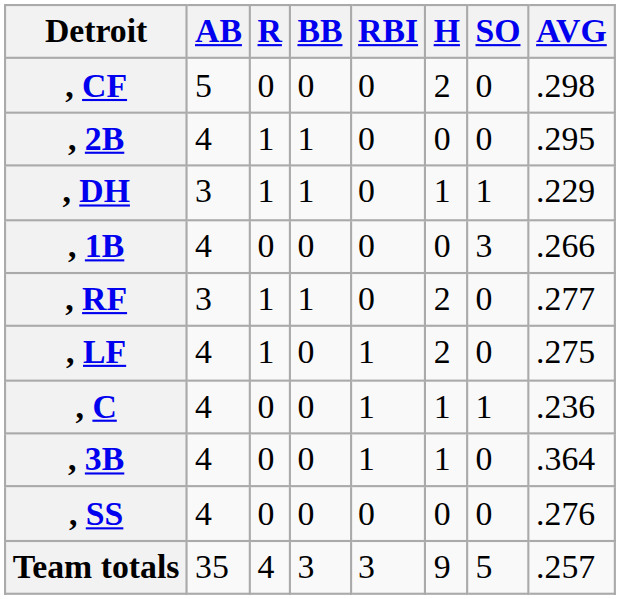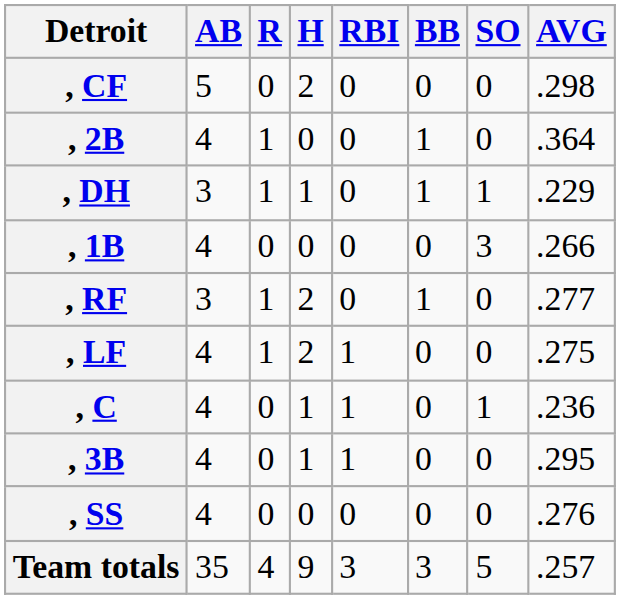columns swapped: (447, 31) <-> (320, 31)
(566, 138) .295 -> (566, 138) .364
(566, 459) .364 -> (566, 459) .295
